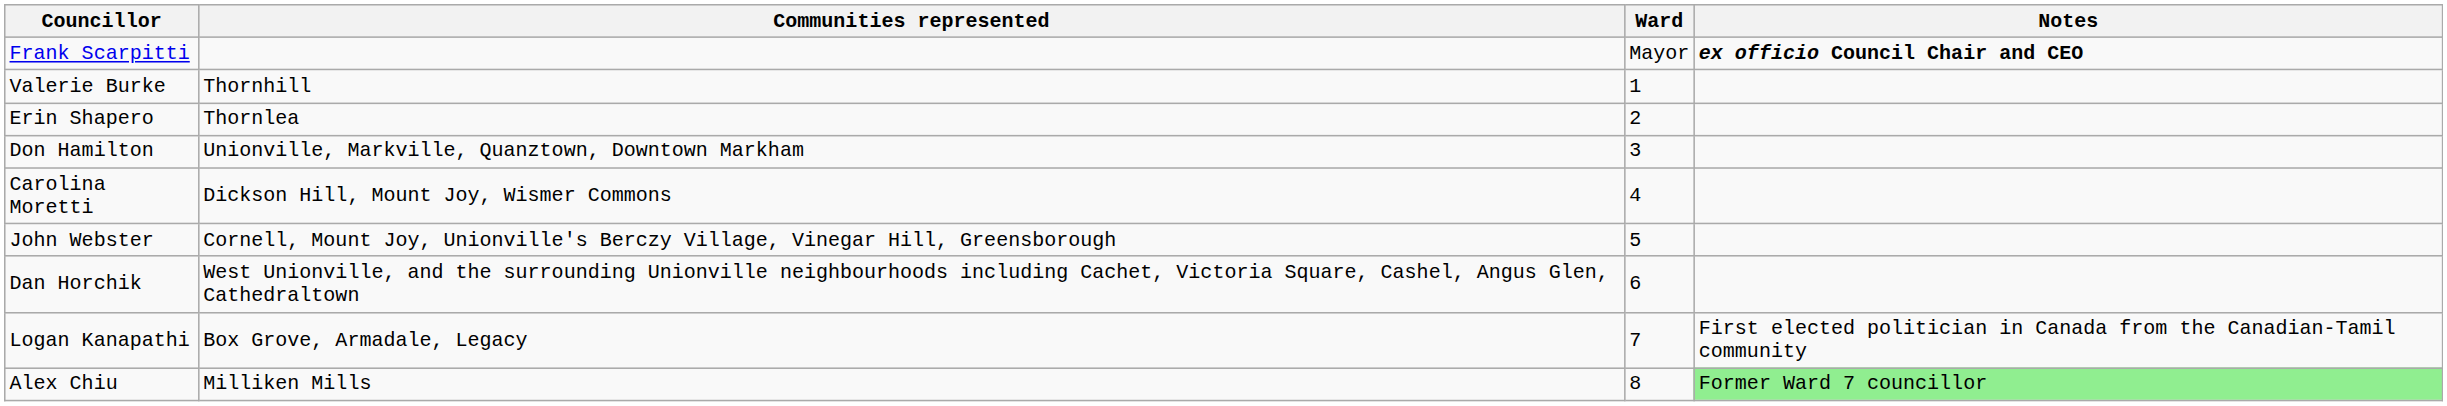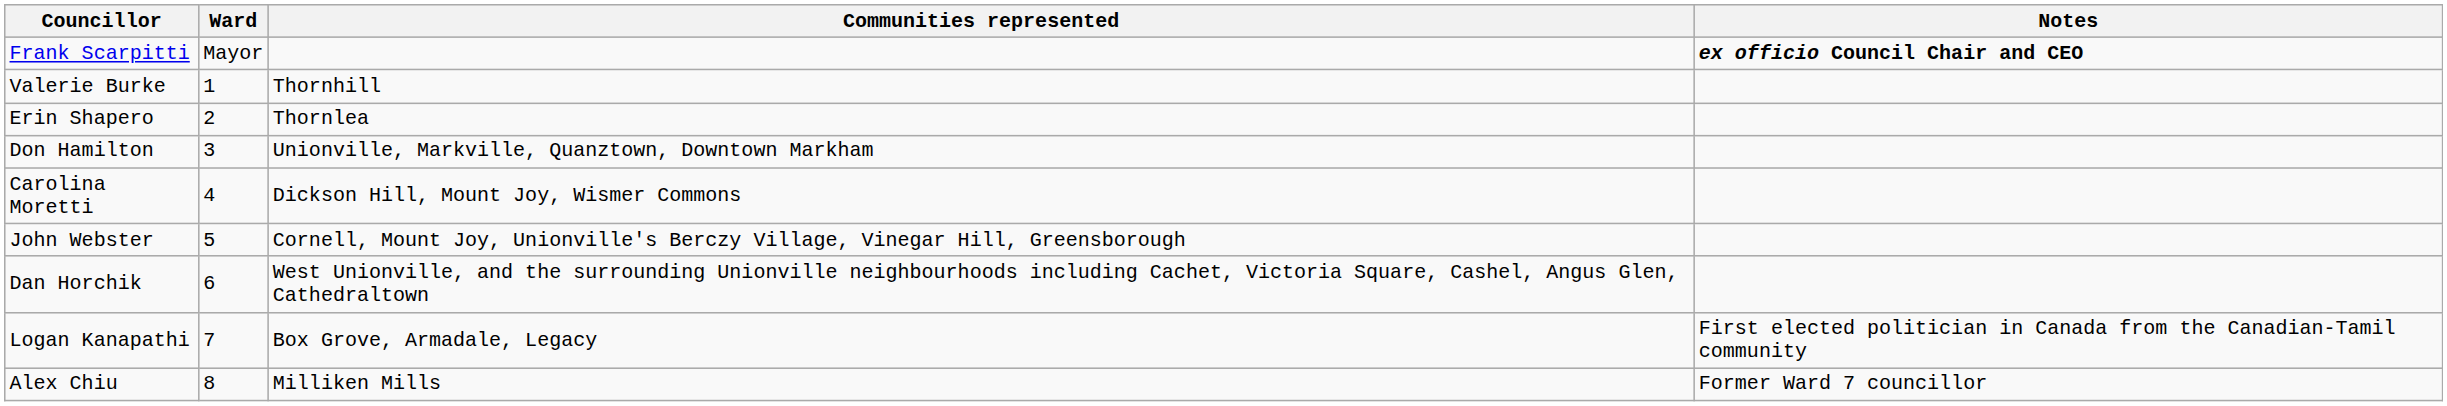columns swapped: (1659, 21) <-> (911, 21)
(1843, 384) lightgreen background -> (1843, 384) no background
